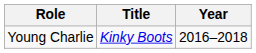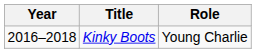columns swapped: (213, 15) <-> (51, 15)
